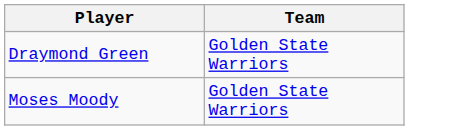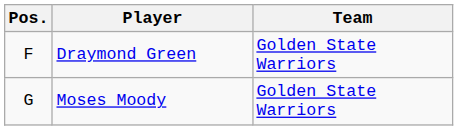+ column: (29, 18)
